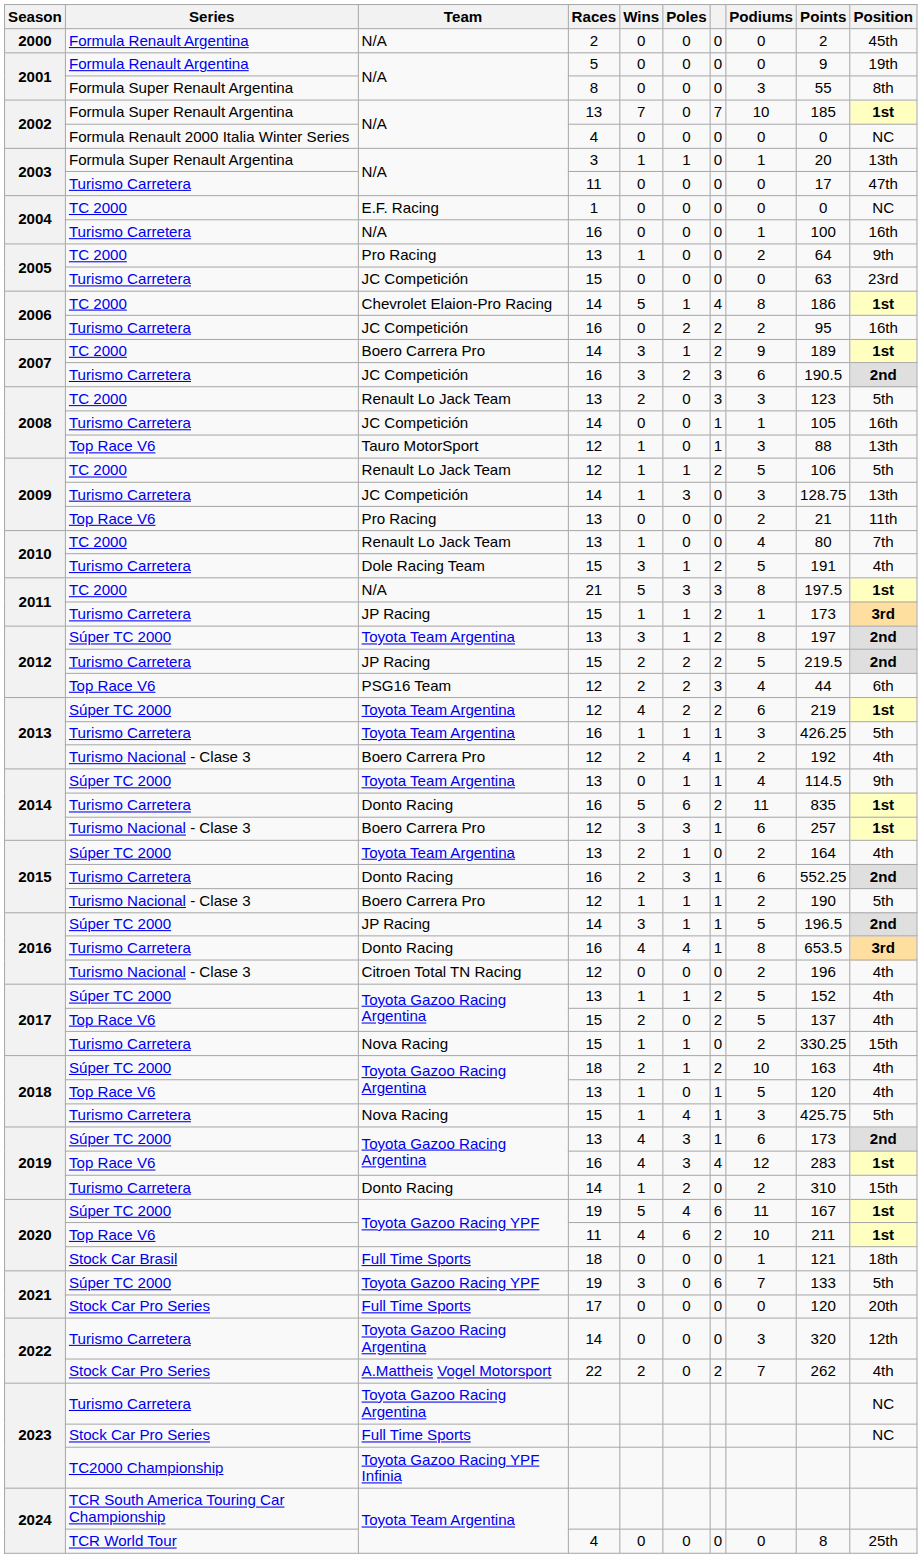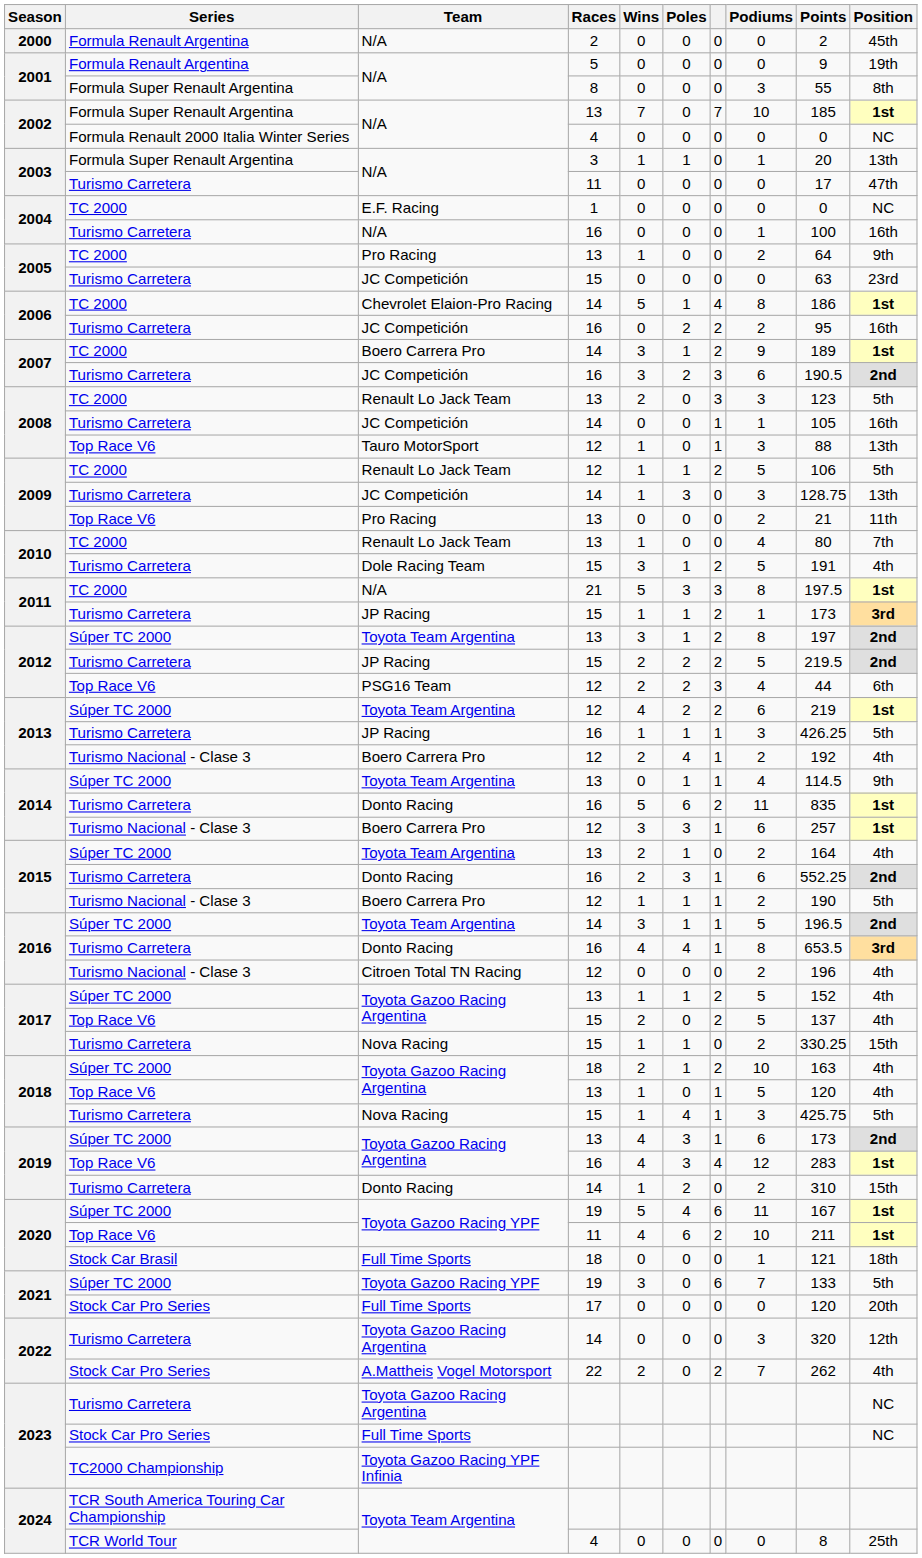(438, 733) Toyota Team Argentina -> (396, 733) JP Racing
(396, 925) JP Racing -> (438, 925) Toyota Team Argentina
